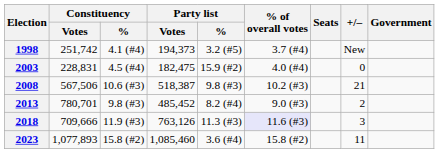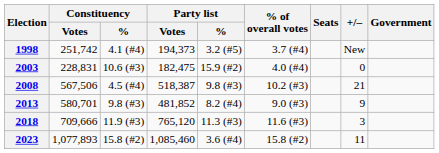(126, 67) 4.5 (#4) -> (123, 67) 10.6 (#3)
(123, 85) 10.6 (#3) -> (126, 85) 4.5 (#4)
(79, 103) 780,701 -> (79, 103) 580,701
(177, 103) 485,452 -> (177, 103) 481,852
(362, 103) 2 -> (362, 103) 9
(177, 121) 763,126 -> (177, 121) 765,120
(287, 121) lavender background -> (287, 121) no background
